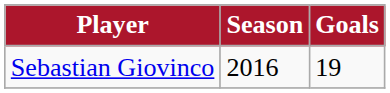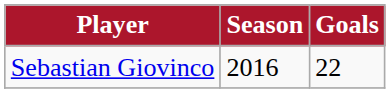(328, 66) 19 -> (328, 66) 22
